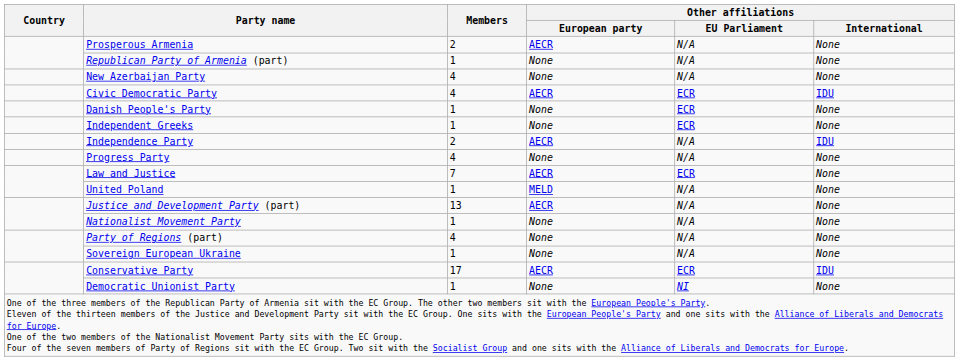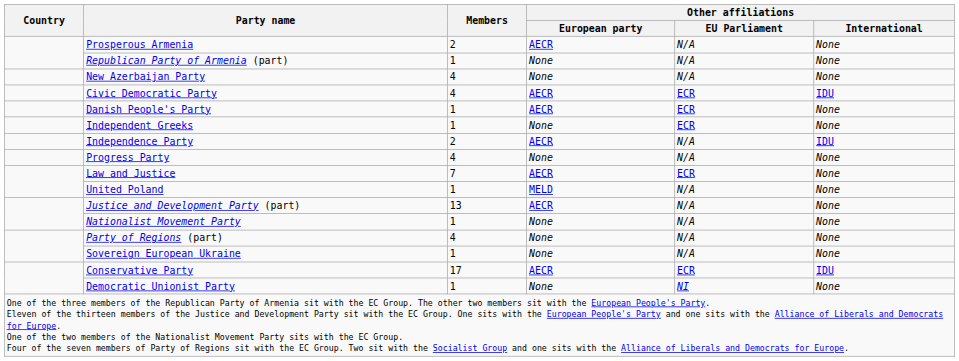(541, 109) None -> (541, 109) AECR
